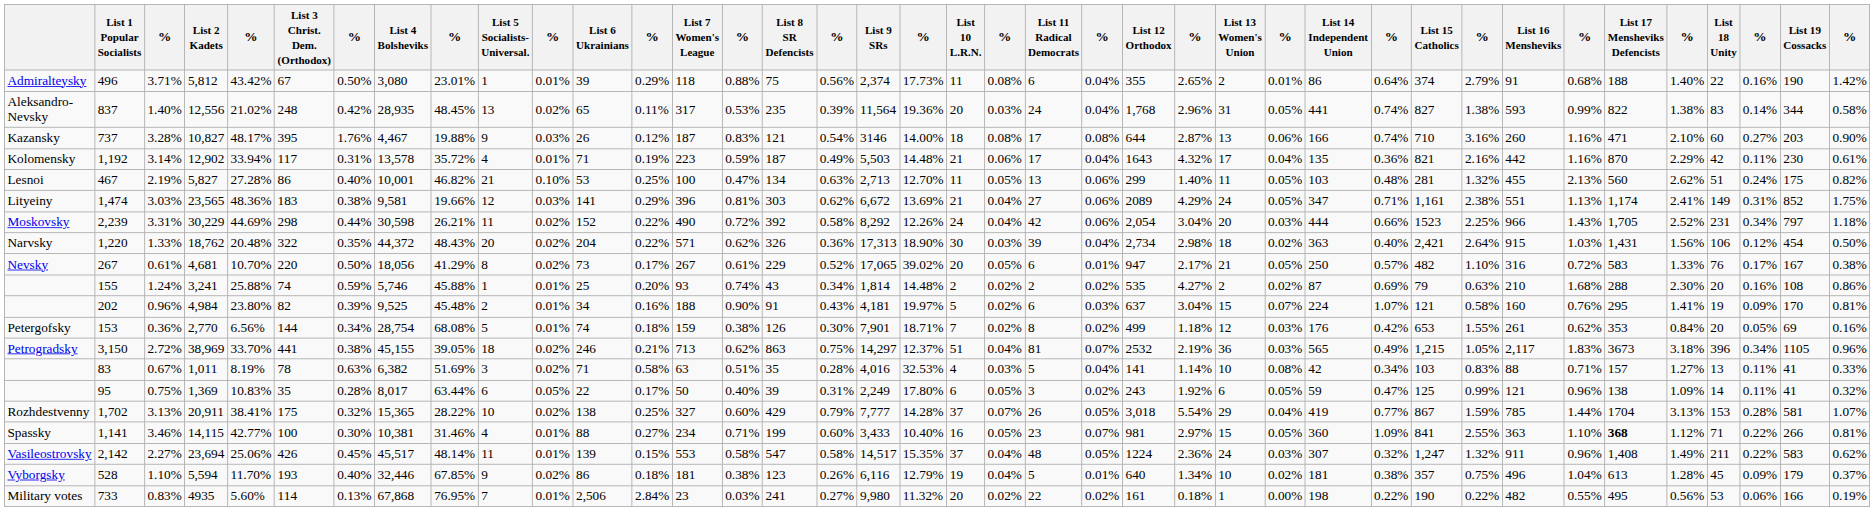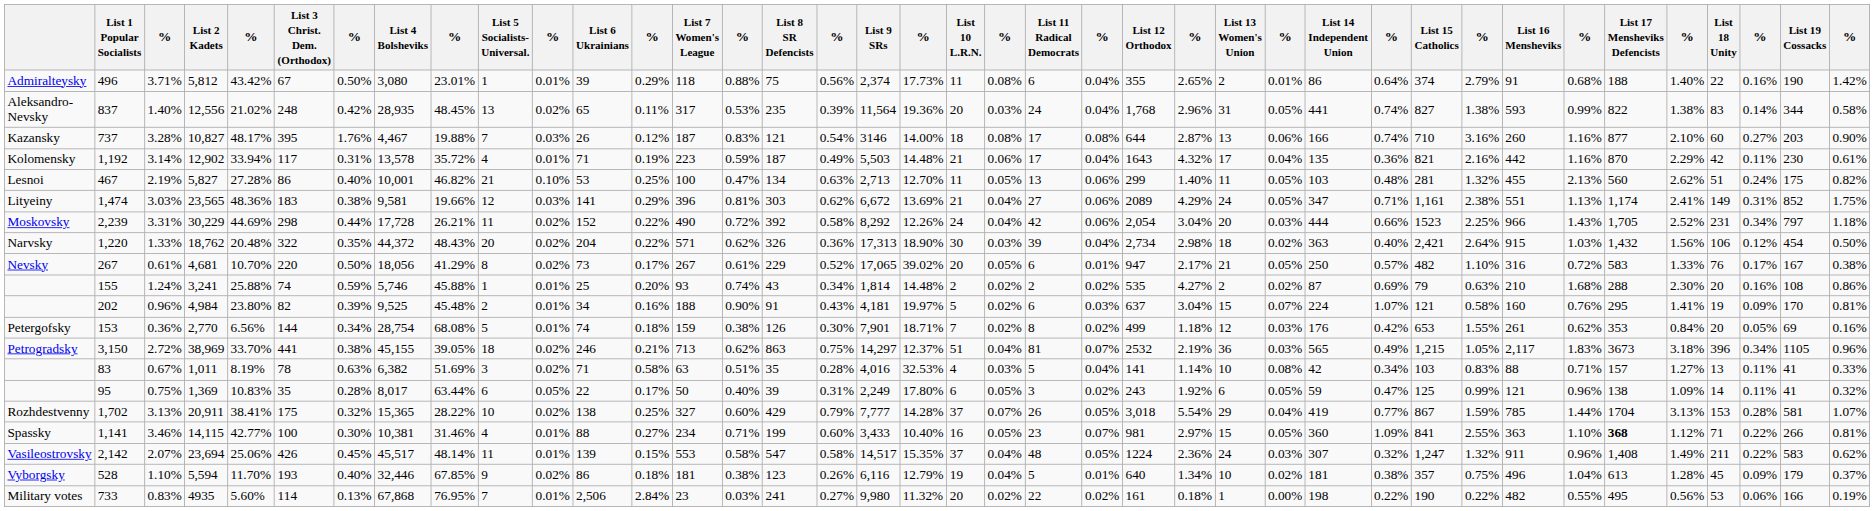(485, 137) 9 -> (485, 137) 7
(1618, 137) 471 -> (1618, 137) 877
(396, 222) 30,598 -> (396, 222) 17,728
(1623, 243) 1,431 -> (1623, 243) 1,432
(165, 453) 2.27% -> (165, 453) 2.07%
